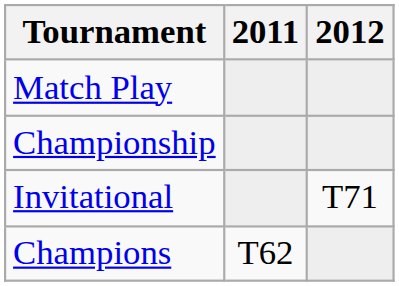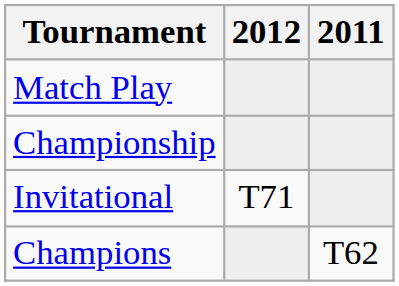columns swapped: (265, 32) <-> (350, 32)
